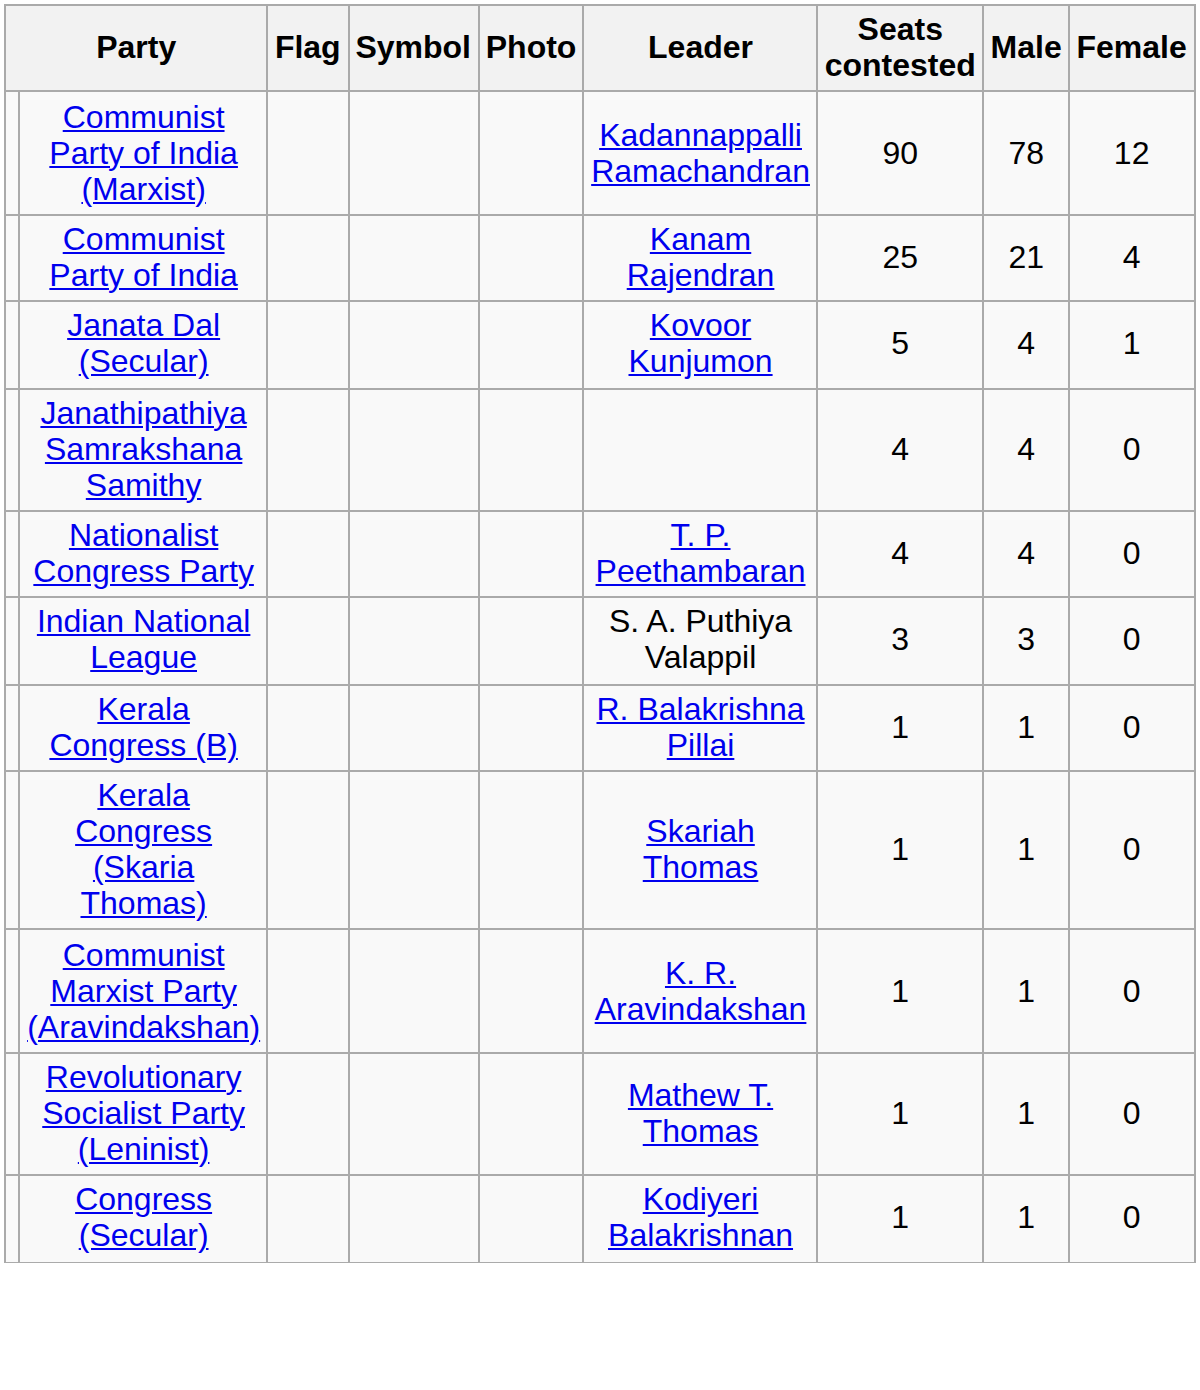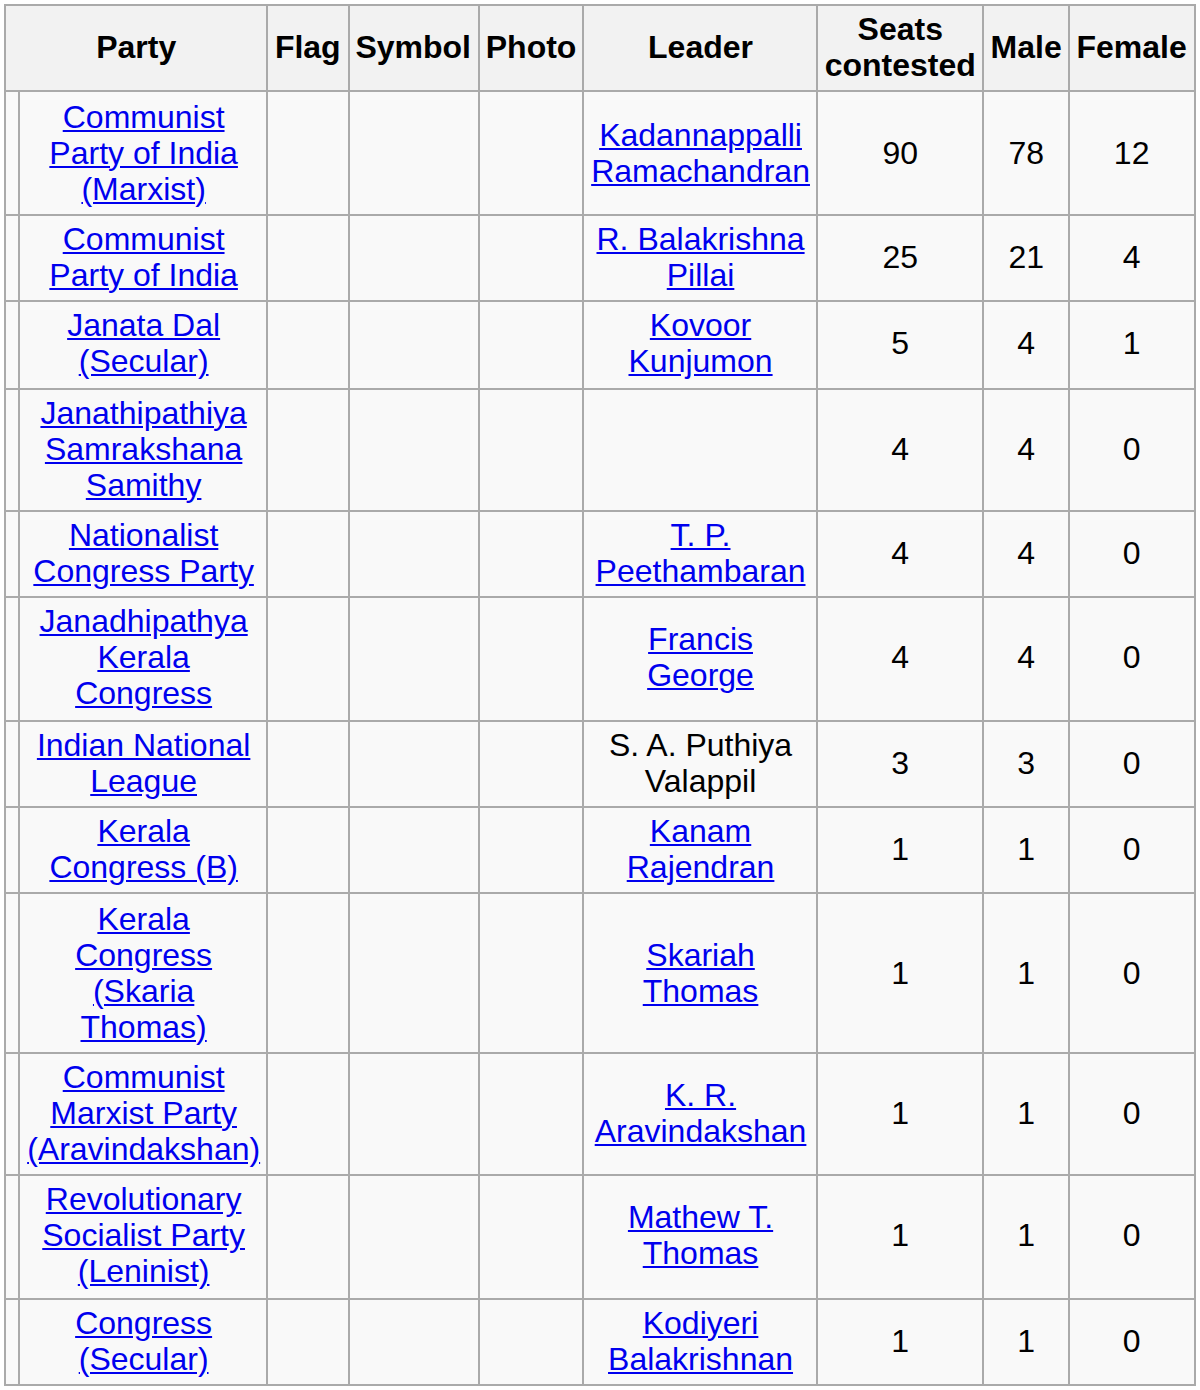(701, 257) Kanam Rajendran -> (701, 257) R. Balakrishna Pillai
+ row: (144, 658)
(701, 727) R. Balakrishna Pillai -> (701, 849) Kanam Rajendran
